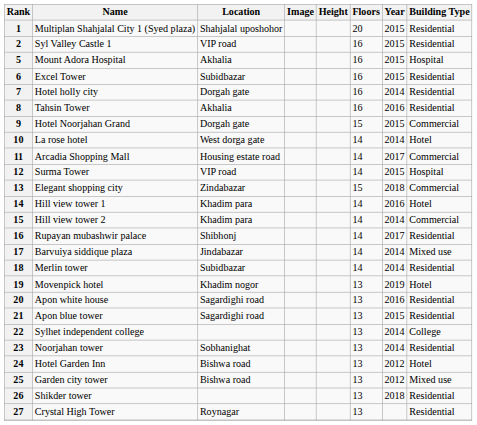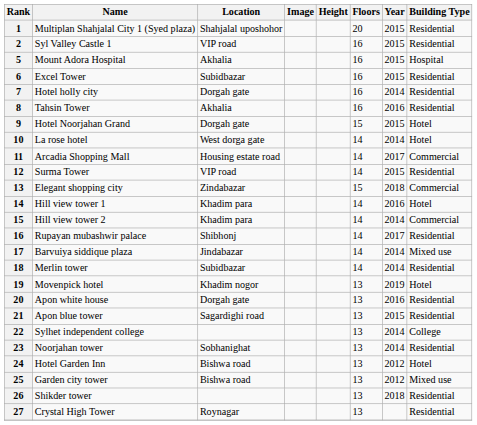(434, 124) Commercial -> (420, 124) Hotel
(426, 172) Hospital -> (432, 172) Residential
(232, 300) Sagardighi road -> (225, 300) Dorgah gate
